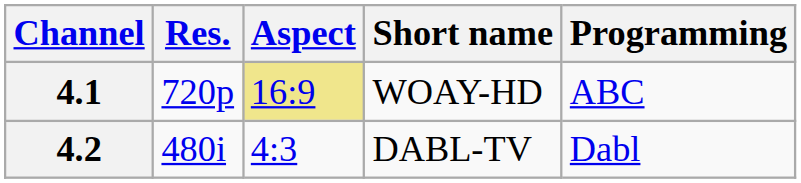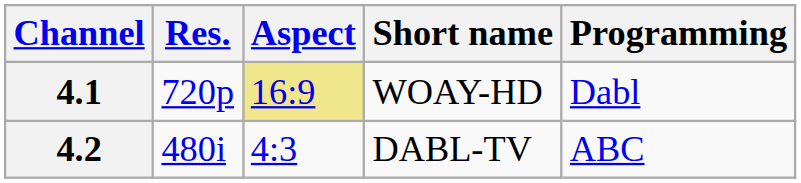(607, 90) ABC -> (605, 90) Dabl
(605, 148) Dabl -> (607, 148) ABC
